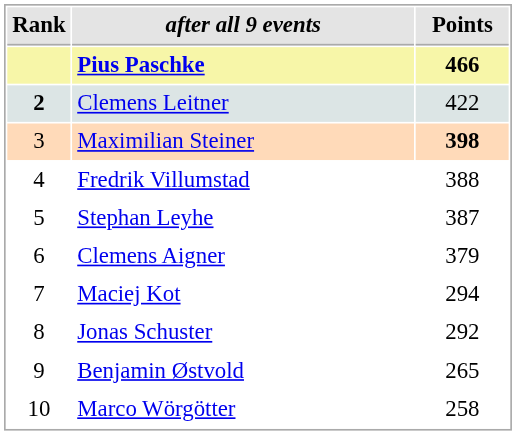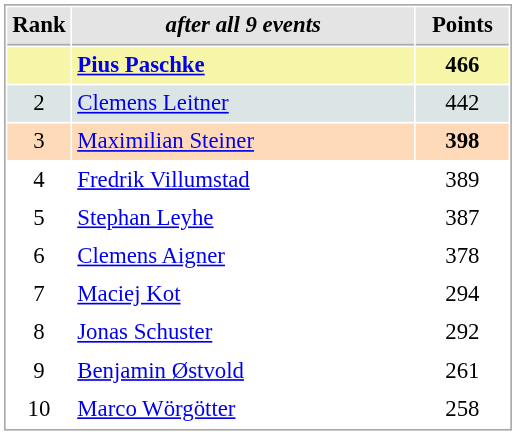(39, 103) bold -> (39, 103) normal
(462, 103) 422 -> (462, 103) 442
(462, 179) 388 -> (462, 179) 389
(462, 255) 379 -> (462, 255) 378
(462, 370) 265 -> (462, 370) 261
